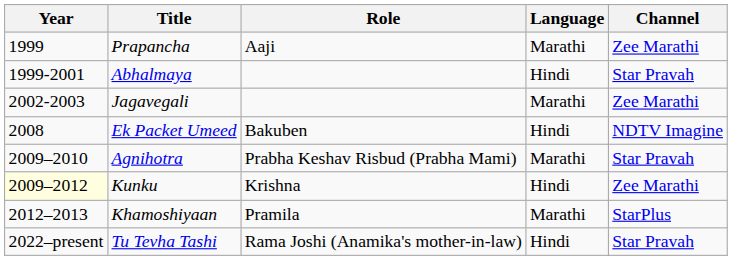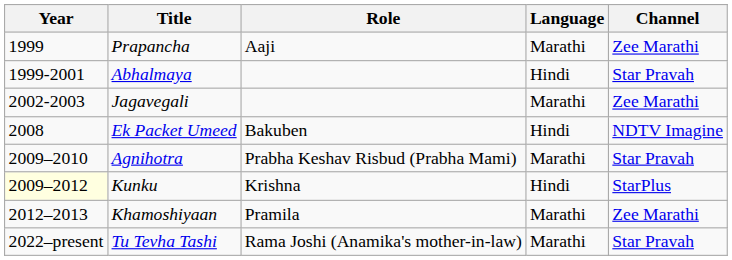(656, 185) Zee Marathi -> (642, 185) StarPlus
(642, 213) StarPlus -> (656, 213) Zee Marathi
(550, 241) Hindi -> (558, 241) Marathi
